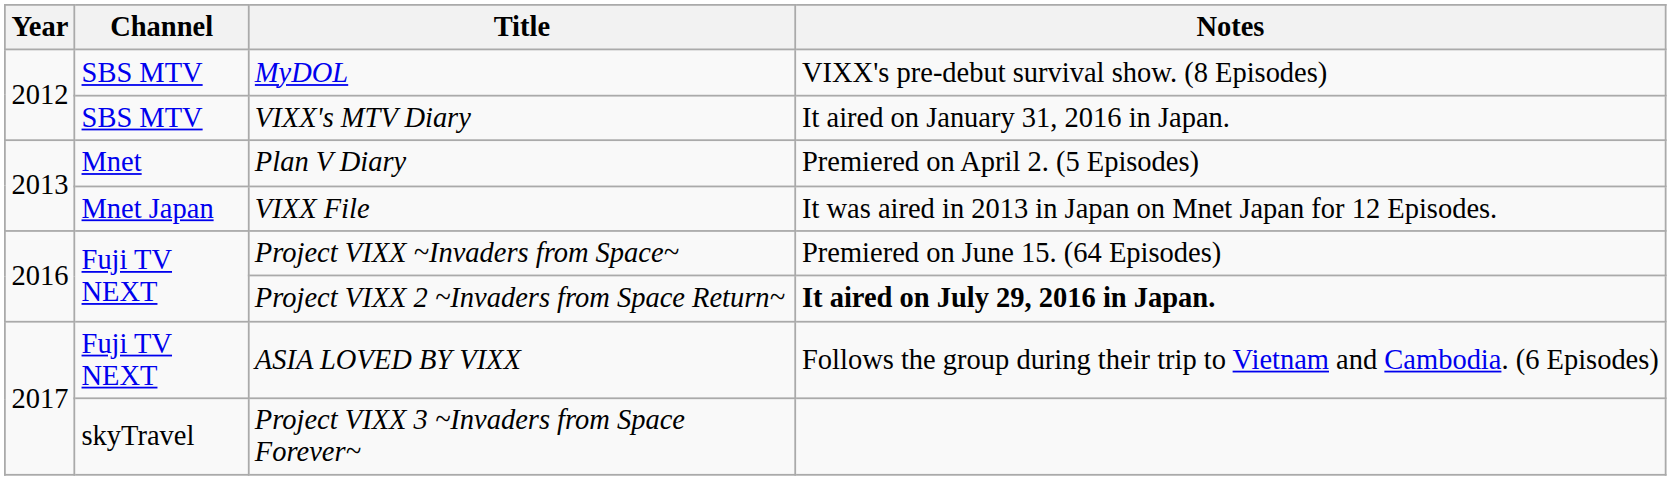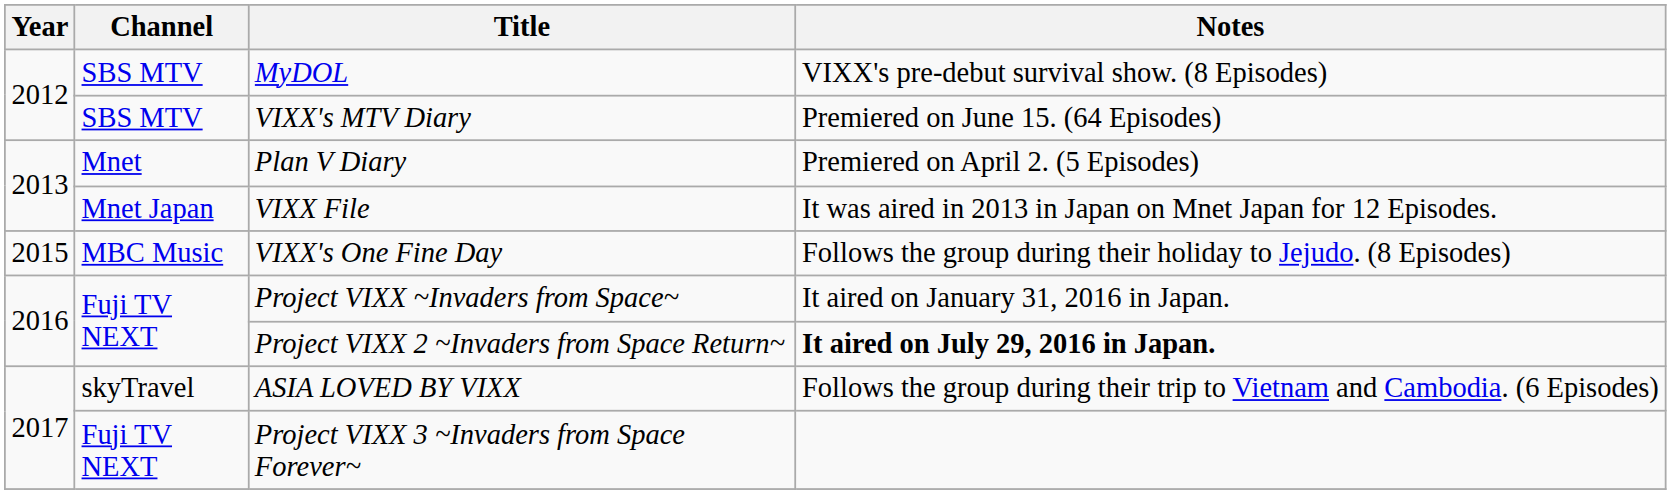(1016, 117) It aired on January 31, 2016 in Japan. -> (1012, 117) Premiered on June 15. (64 Episodes)
+ row: (379, 252)
(1012, 252) Premiered on June 15. (64 Episodes) -> (1016, 298) It aired on January 31, 2016 in Japan.
(127, 359) Fuji TV NEXT -> (138, 388) skyTravel
(138, 436) skyTravel -> (127, 449) Fuji TV NEXT
